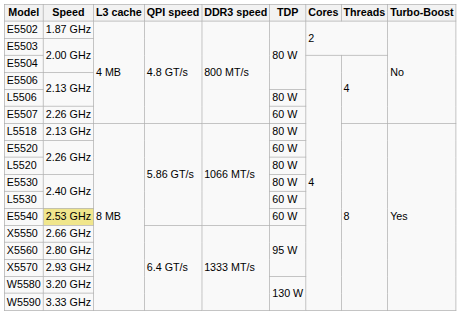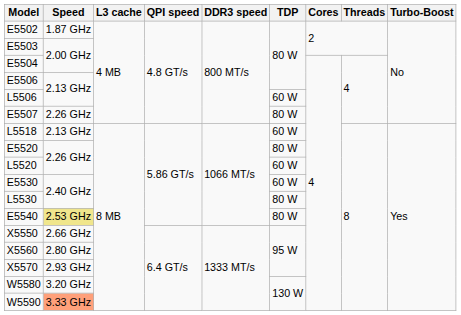(285, 98) 80 W -> (285, 98) 60 W
(285, 115) 60 W -> (285, 115) 80 W
(285, 132) 80 W -> (285, 132) 60 W
(285, 149) 60 W -> (285, 149) 80 W
(285, 166) 80 W -> (285, 166) 60 W
(285, 183) 80 W -> (285, 183) 60 W
(285, 200) 60 W -> (285, 200) 80 W
(285, 217) 60 W -> (285, 217) 80 W
(68, 302) no background -> (68, 302) lightsalmon background
